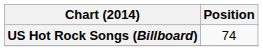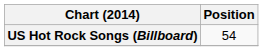(229, 35) 74 -> (229, 35) 54
